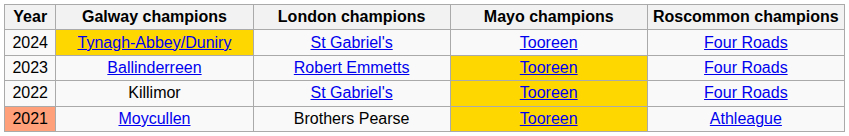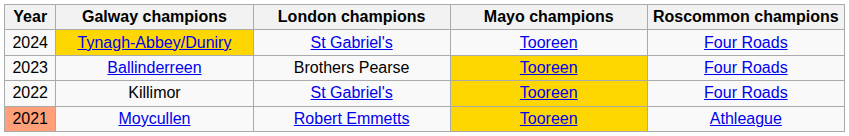(352, 67) Robert Emmetts -> (352, 67) Brothers Pearse
(352, 118) Brothers Pearse -> (352, 118) Robert Emmetts
